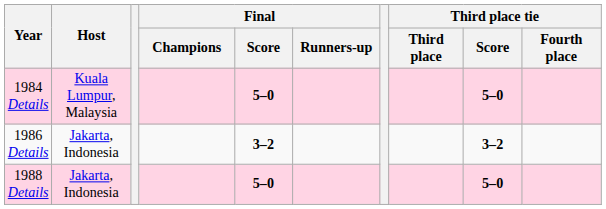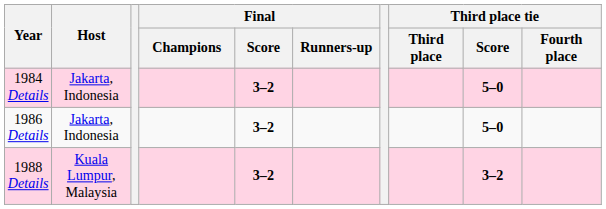(91, 96) Kuala Lumpur, Malaysia -> (91, 88) Jakarta, Indonesia
(263, 96) 5–0 -> (263, 88) 3–2
(493, 144) 3–2 -> (493, 128) 5–0
(91, 184) Jakarta, Indonesia -> (91, 176) Kuala Lumpur, Malaysia
(263, 184) 5–0 -> (263, 176) 3–2
(493, 184) 5–0 -> (493, 176) 3–2
